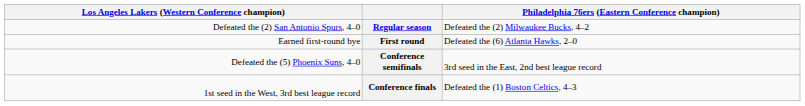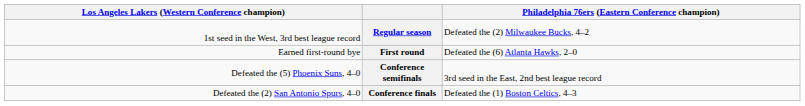(287, 27) Defeated the (2) San Antonio Spurs, 4–0 -> (282, 38) 1st seed in the West, 3rd best league record
(282, 93) 1st seed in the West, 3rd best league record -> (287, 93) Defeated the (2) San Antonio Spurs, 4–0
